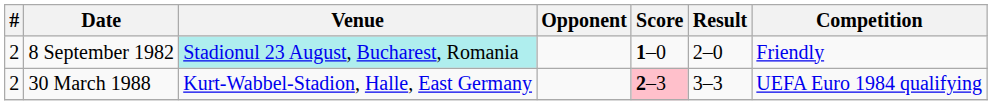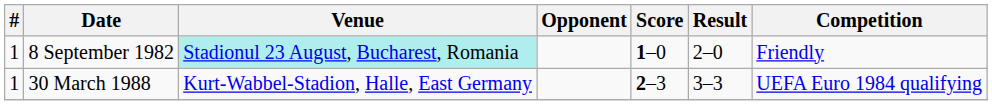(14, 52) 2 -> (14, 52) 1
(14, 83) 2 -> (14, 83) 1
(651, 83) pink background -> (651, 83) no background
